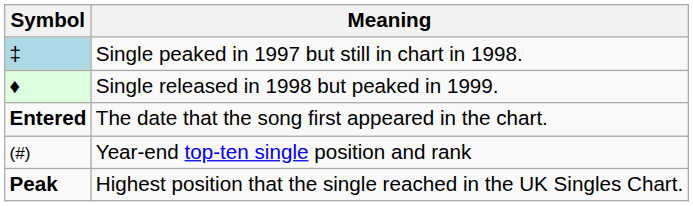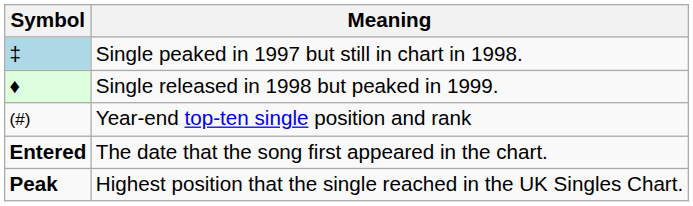rows swapped: (284, 151) <-> (322, 119)
